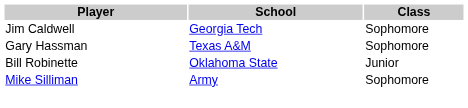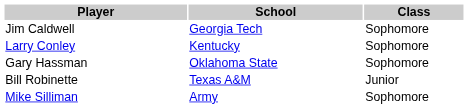+ row: (40, 46)
(220, 46) Texas A&M -> (233, 63) Oklahoma State
(233, 63) Oklahoma State -> (220, 80) Texas A&M
